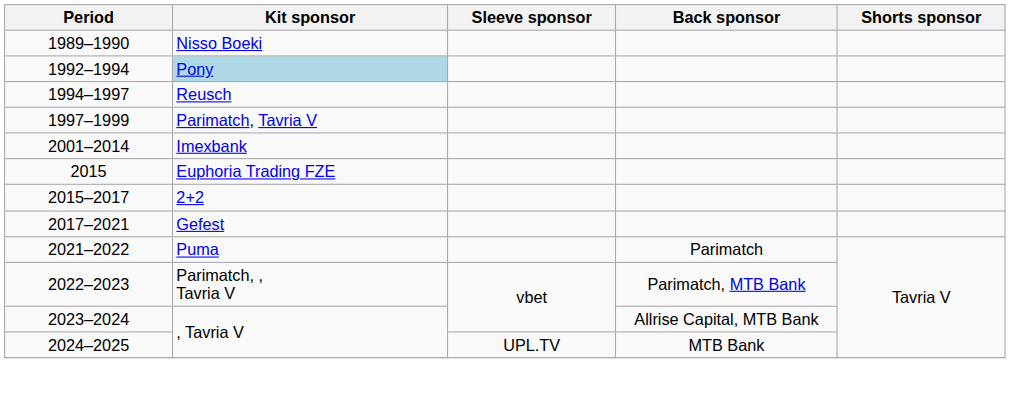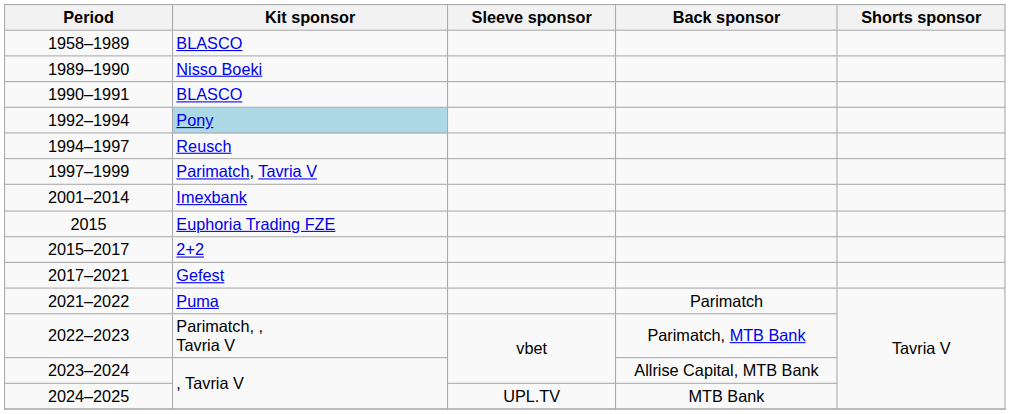+ row: (89, 43)
+ row: (89, 95)
